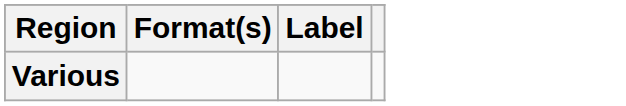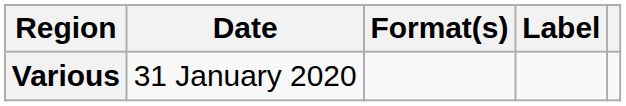+ column: (245, 28)
